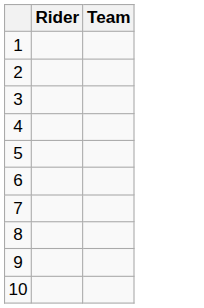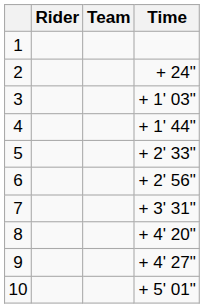+ column: (167, 18)
